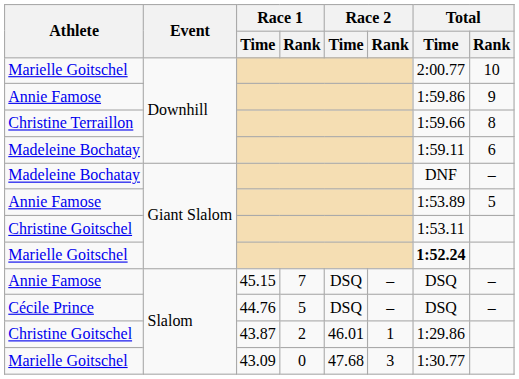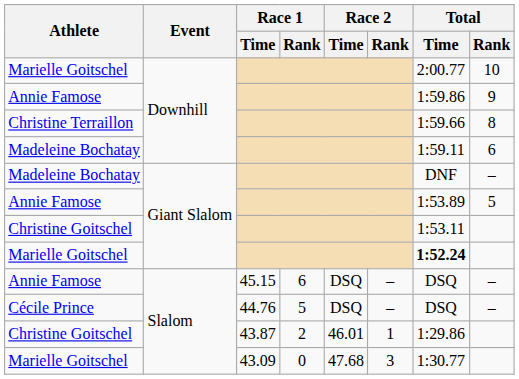(302, 281) 7 -> (302, 281) 6
